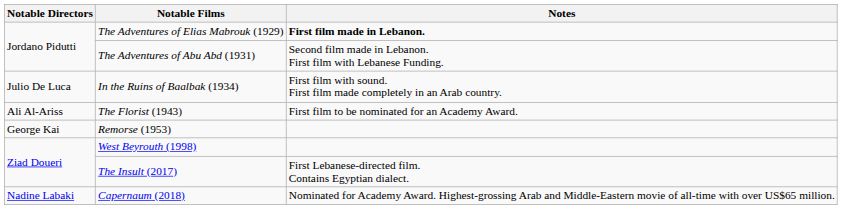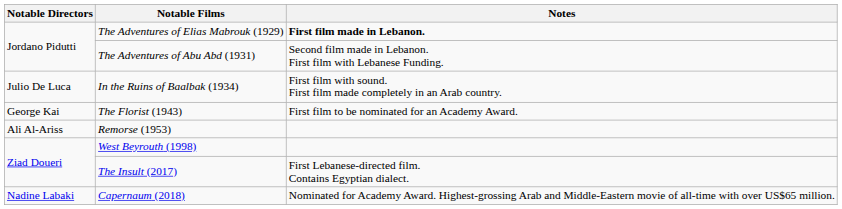(35, 111) Ali Al-Ariss -> (33, 111) George Kai
(33, 129) George Kai -> (35, 129) Ali Al-Ariss
